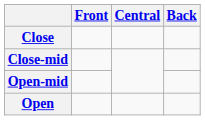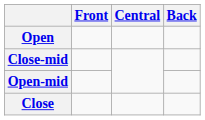rows swapped: (38, 37) <-> (38, 103)
